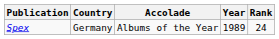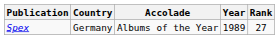(261, 27) 24 -> (261, 27) 27
